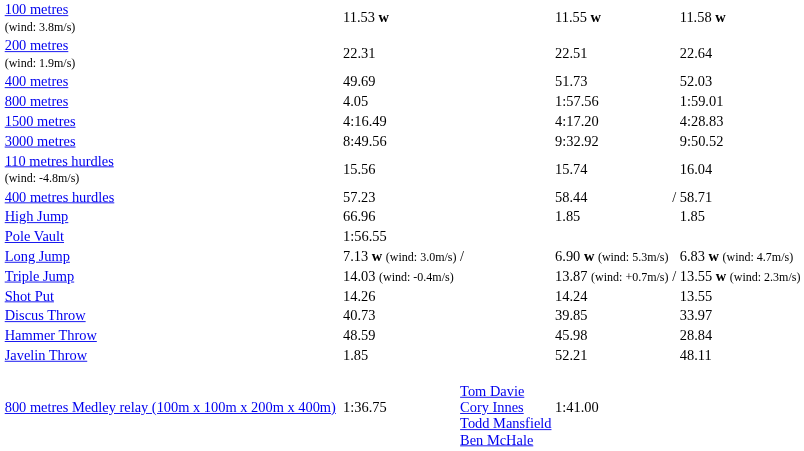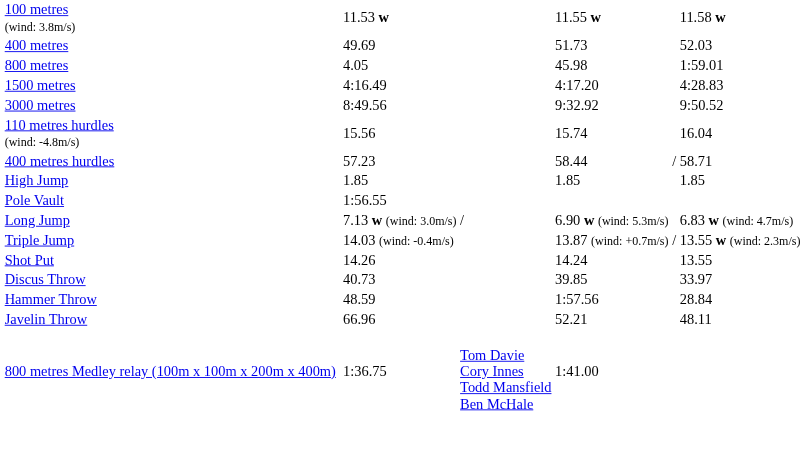- row: (40, 53)
(577, 101) 1:57.56 -> (571, 65) 45.98
(359, 216) 66.96 -> (356, 180) 1.85
(571, 335) 45.98 -> (577, 299) 1:57.56
(356, 355) 1.85 -> (359, 319) 66.96
